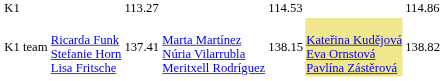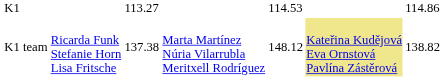(142, 47) 137.41 -> (142, 47) 137.38
(286, 47) 138.15 -> (286, 47) 148.12
